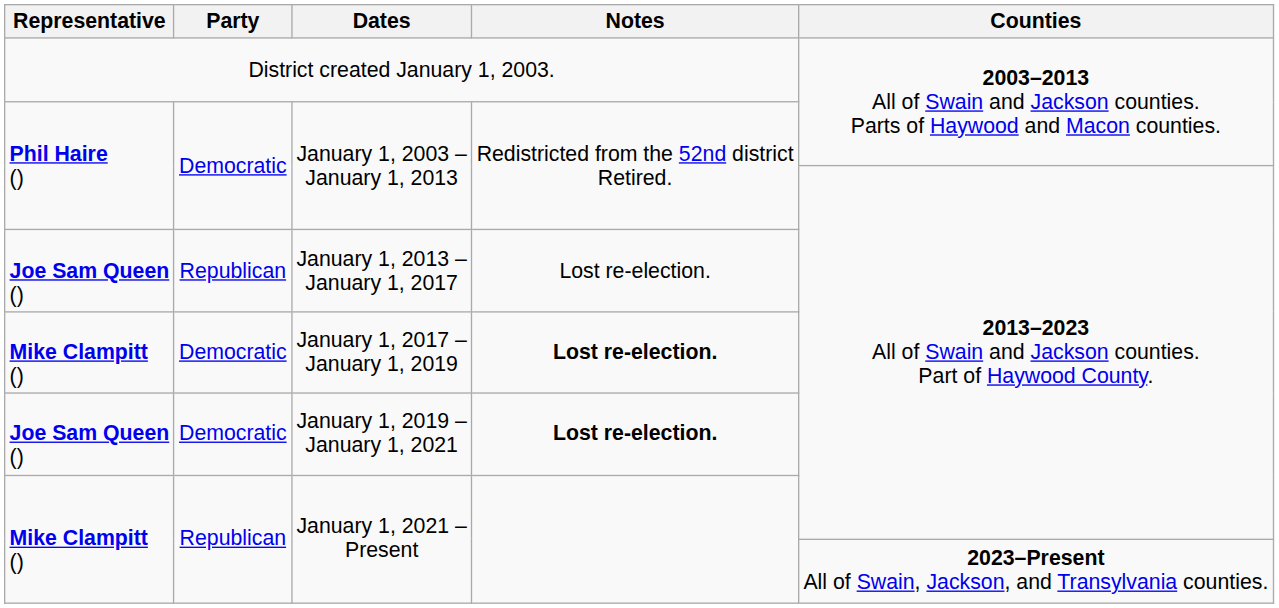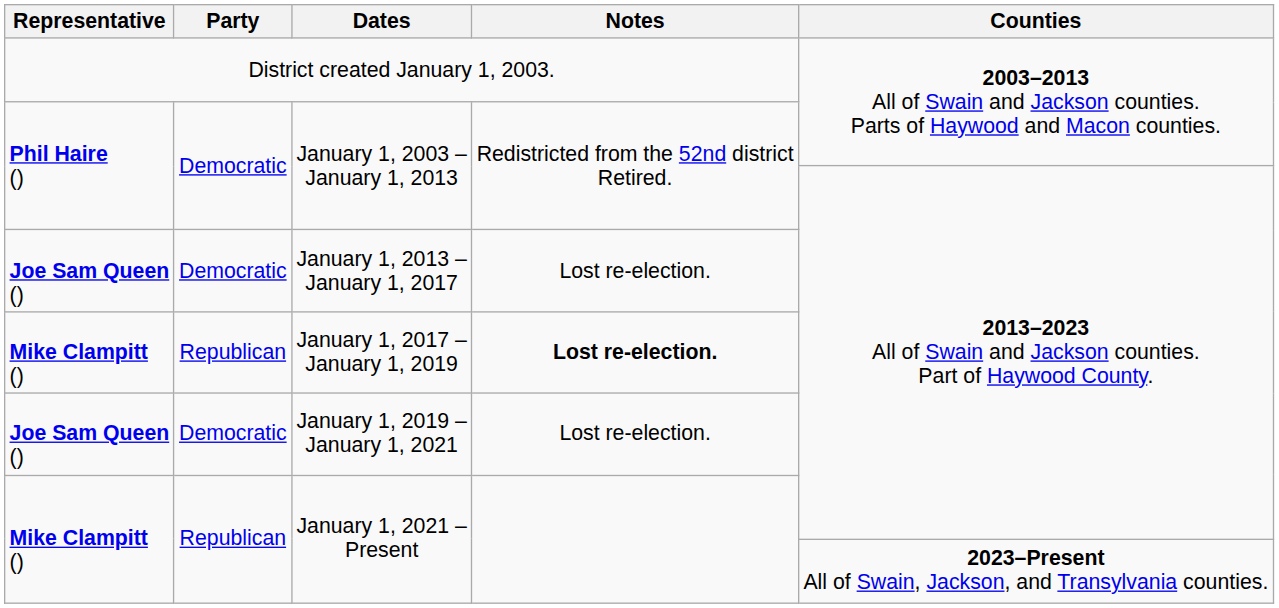(233, 270) Republican -> (233, 270) Democratic
(233, 352) Democratic -> (233, 352) Republican
(635, 433) bold -> (635, 433) normal
